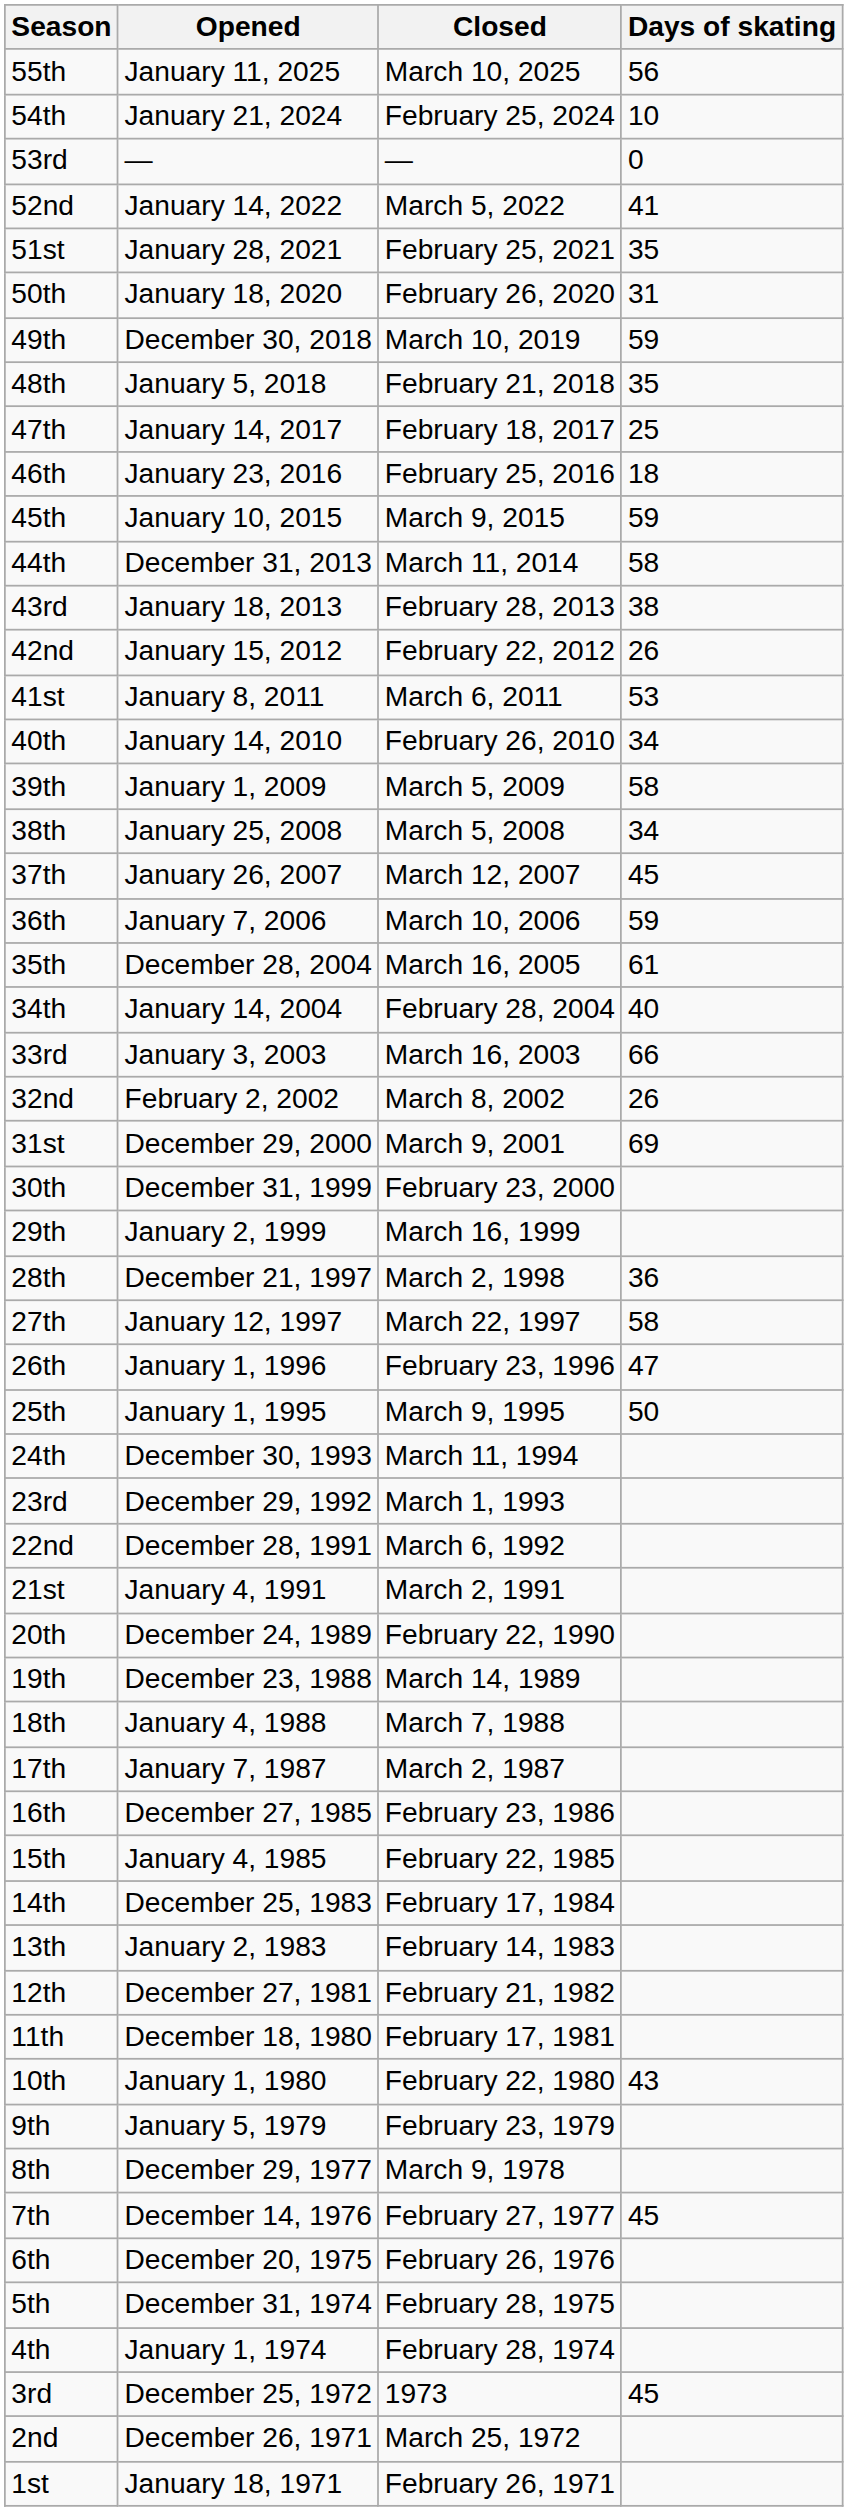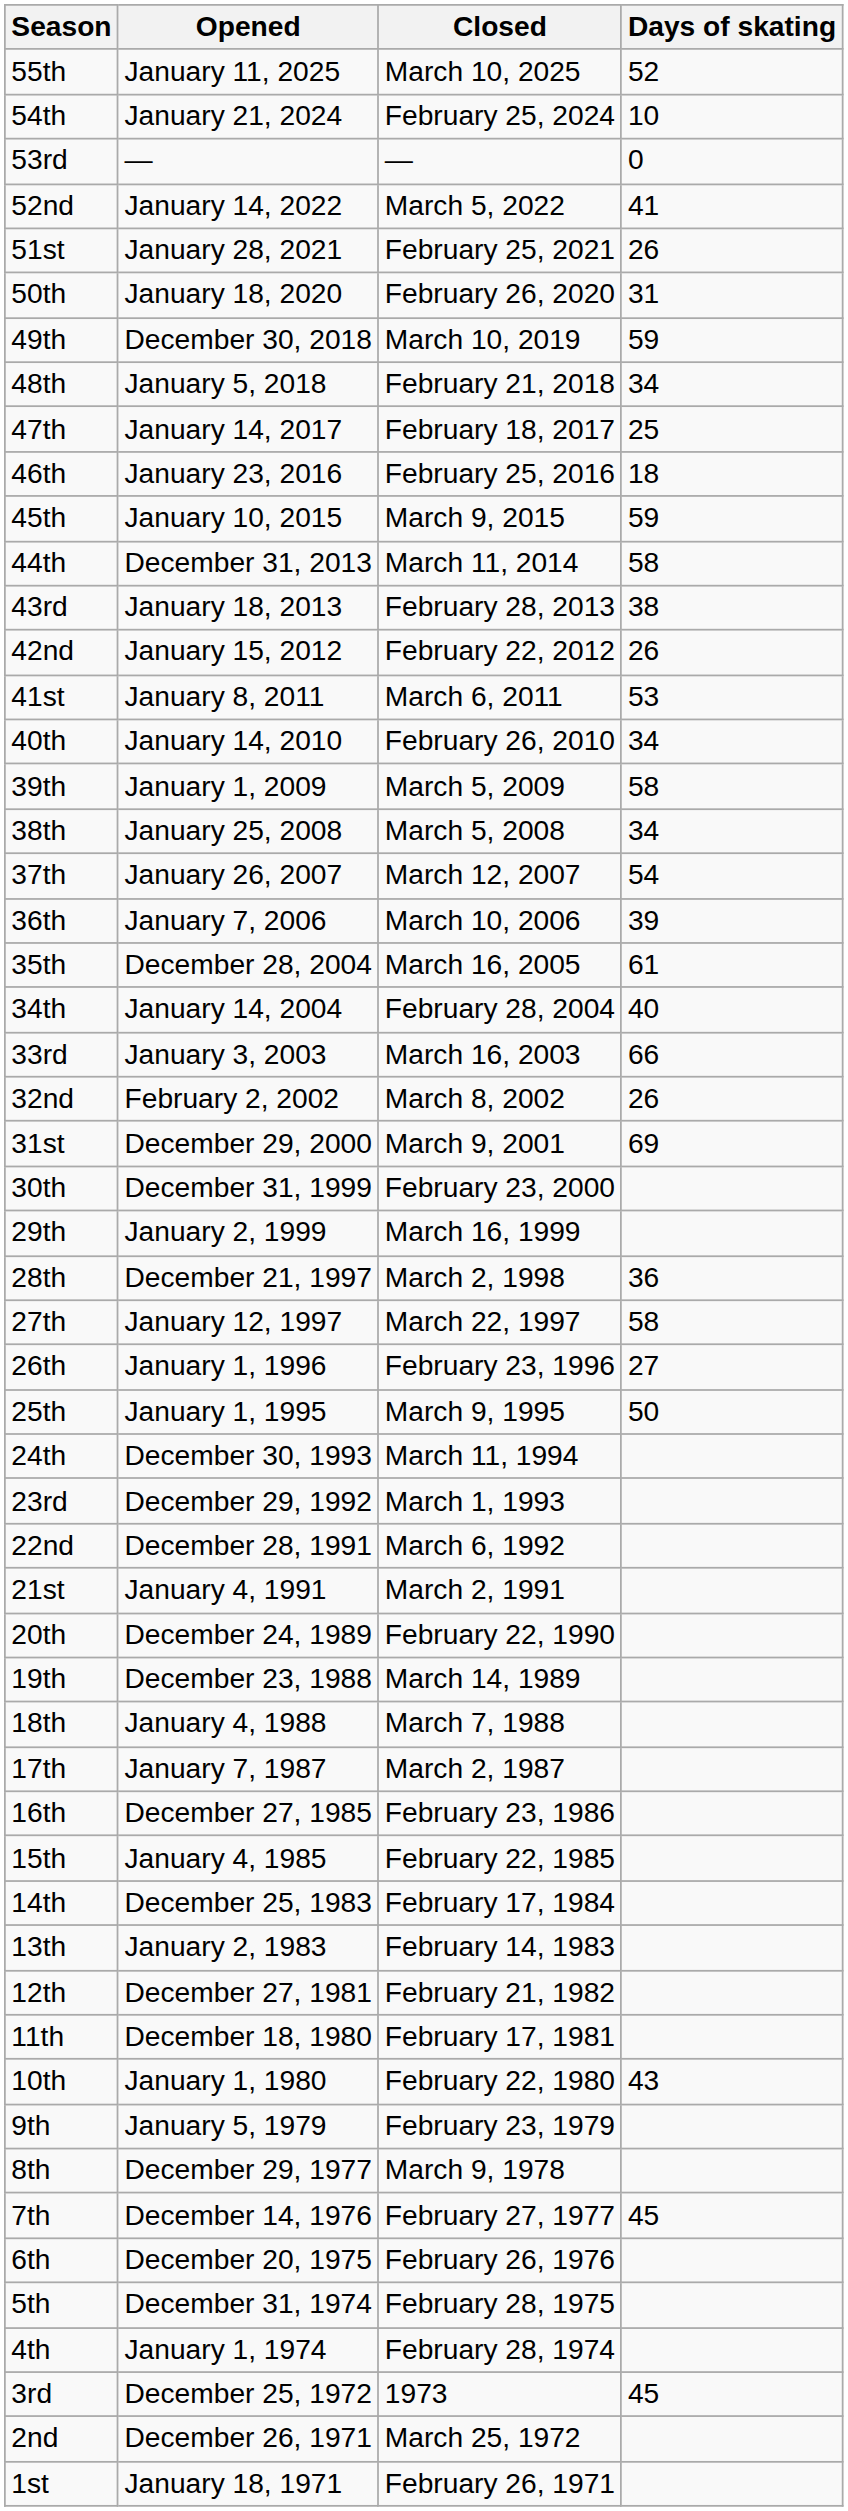(644, 71) 56 -> (644, 71) 52
(644, 250) 35 -> (644, 250) 26
(644, 384) 35 -> (644, 384) 34
(644, 875) 45 -> (644, 875) 54
(644, 920) 59 -> (644, 920) 39
(644, 1366) 47 -> (644, 1366) 27
